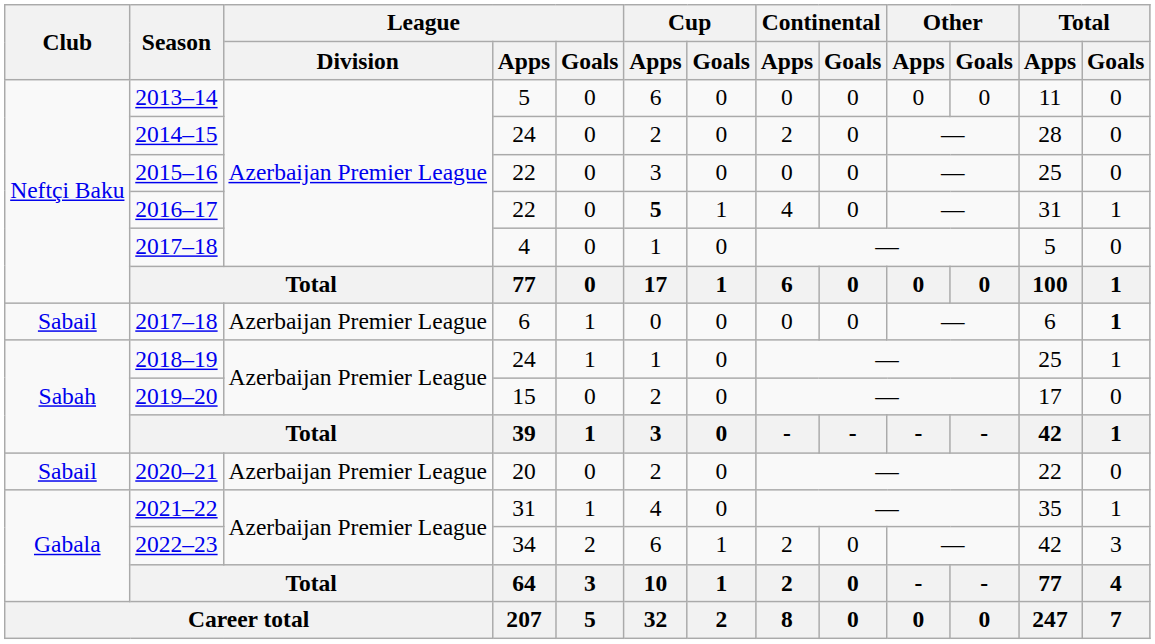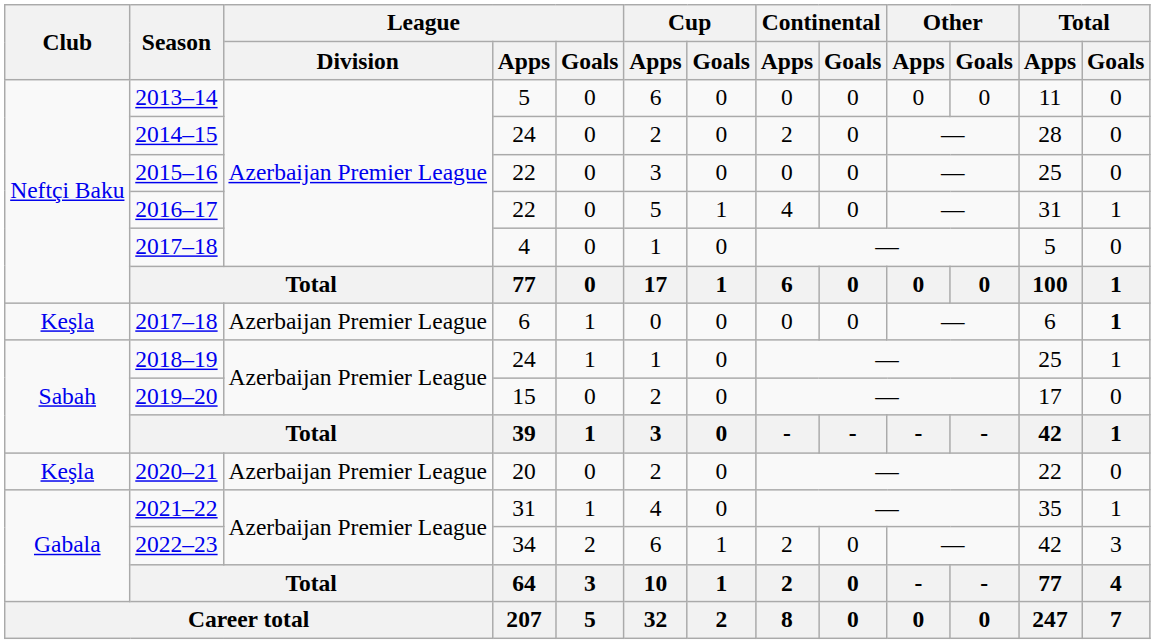(656, 209) bold -> (656, 209) normal
(67, 321) Sabail -> (67, 321) Keşla
(67, 470) Sabail -> (67, 470) Keşla
